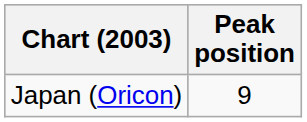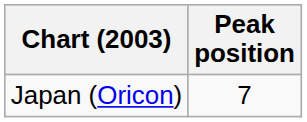(245, 95) 9 -> (245, 95) 7
